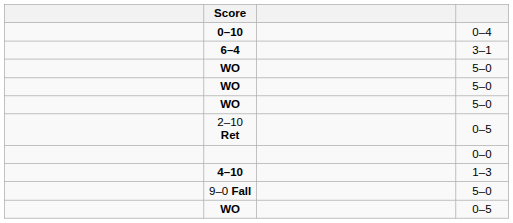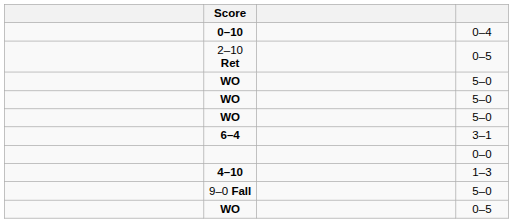rows swapped: (230, 129) <-> (230, 50)
